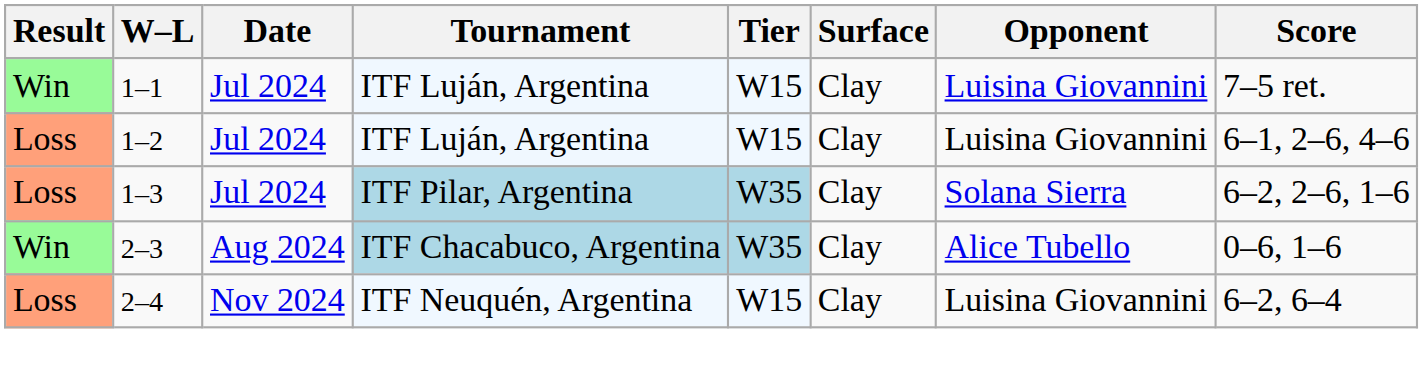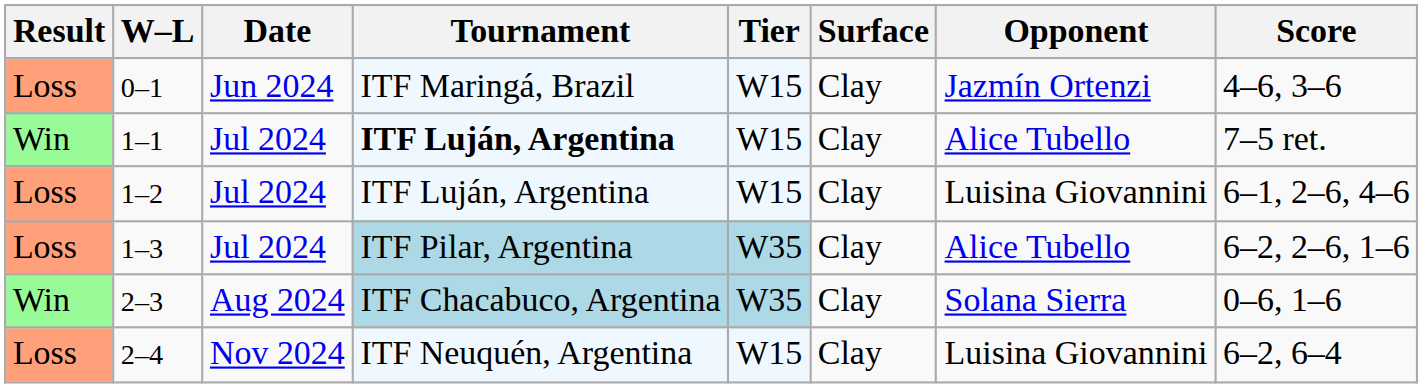+ row: (142, 87)
(505, 85) normal -> (518, 138) bold
(1076, 85) Luisina Giovannini -> (1037, 138) Alice Tubello
(1035, 192) Solana Sierra -> (1037, 246) Alice Tubello
(1037, 246) Alice Tubello -> (1035, 300) Solana Sierra
